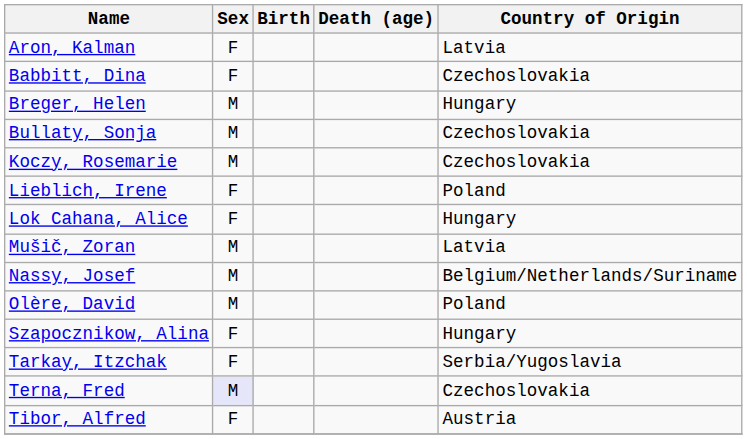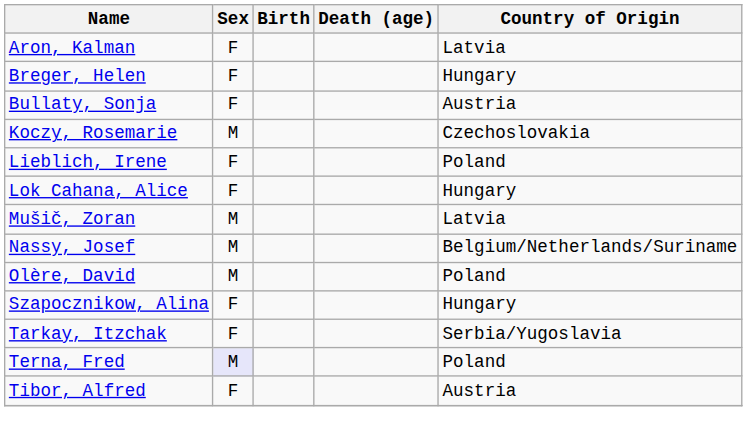- row: (77, 76)
(233, 105) M -> (233, 76) F
(233, 133) M -> (233, 105) F
(516, 133) Czechoslovakia -> (479, 105) Austria
(516, 391) Czechoslovakia -> (474, 362) Poland
